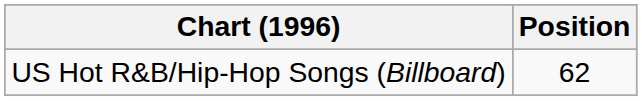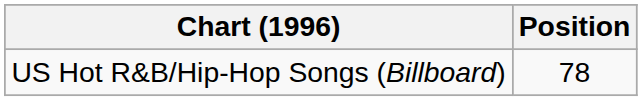(575, 71) 62 -> (575, 71) 78
